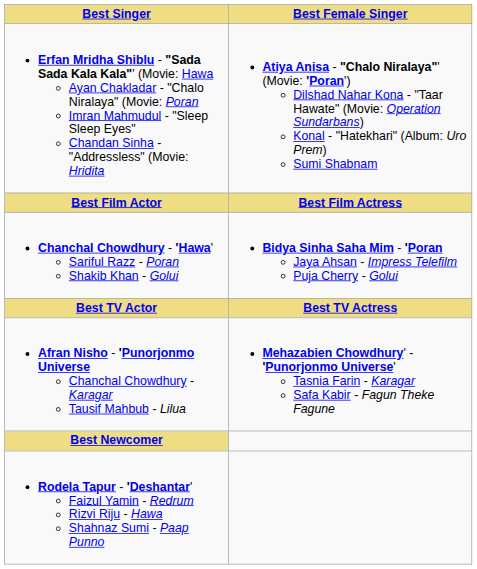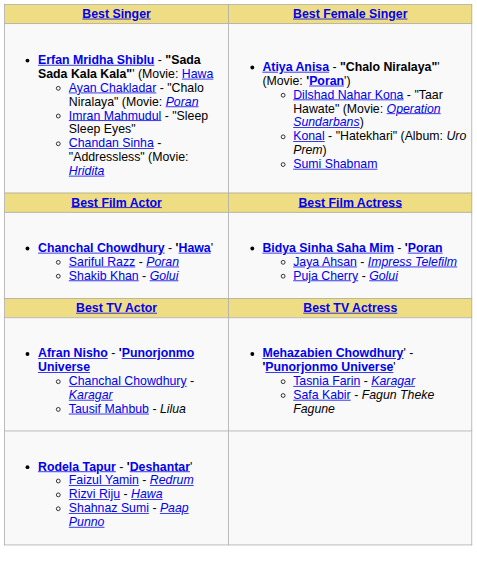- row: (117, 441)
